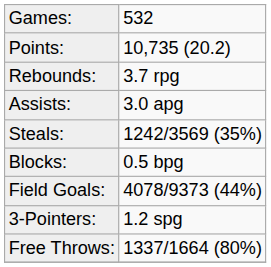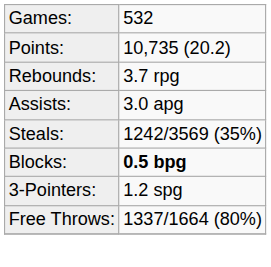(153, 162) normal -> (155, 162) bold
- row: (57, 190)
